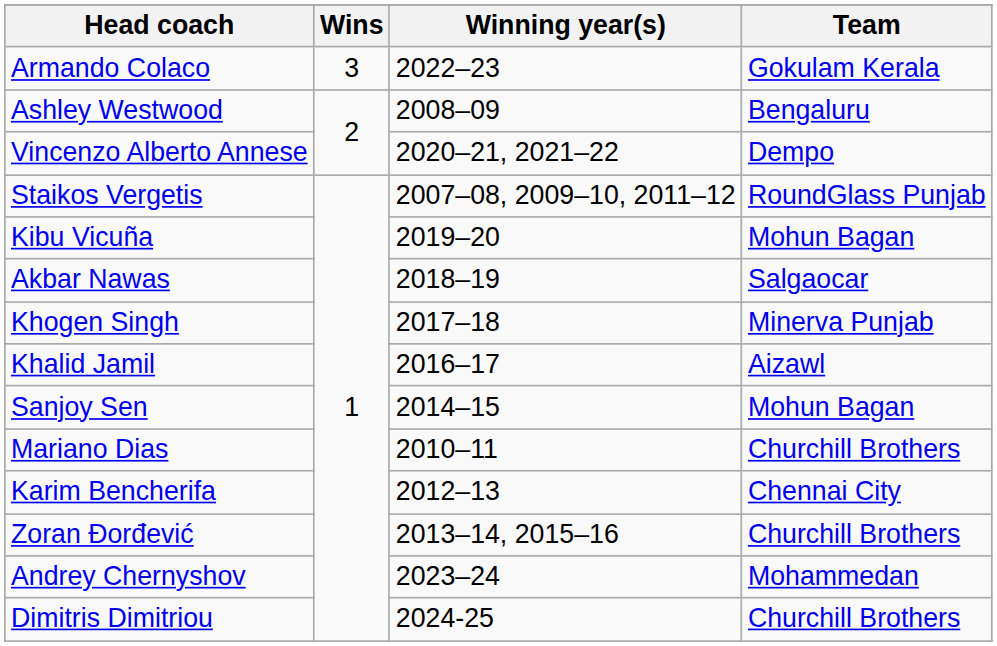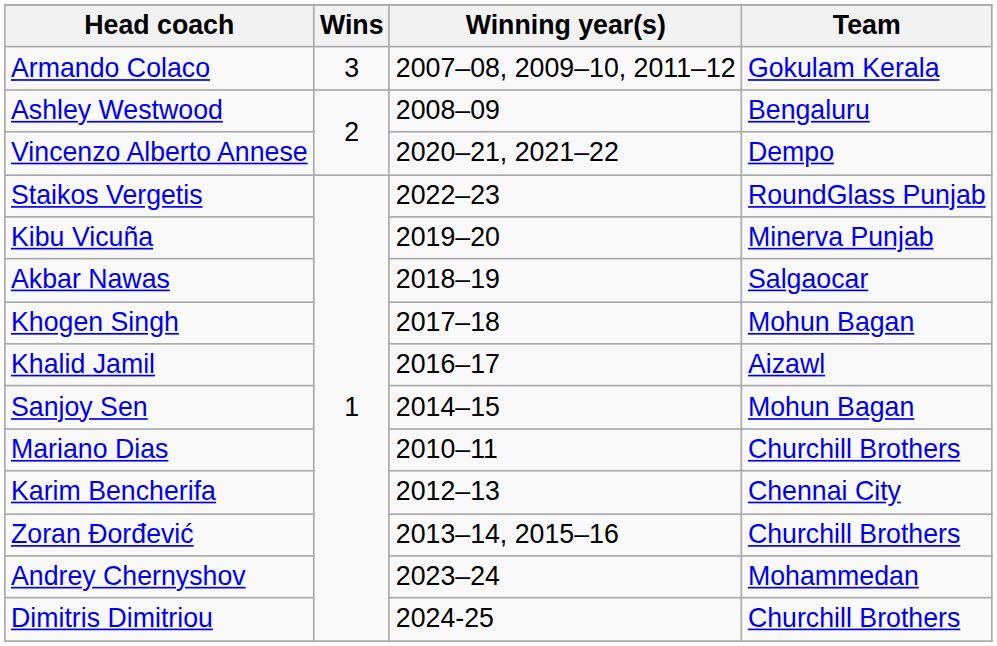(448, 68) 2022–23 -> (566, 68) 2007–08, 2009–10, 2011–12
(566, 195) 2007–08, 2009–10, 2011–12 -> (448, 195) 2022–23
(831, 237) Mohun Bagan -> (841, 237) Minerva Punjab
(841, 322) Minerva Punjab -> (831, 322) Mohun Bagan
